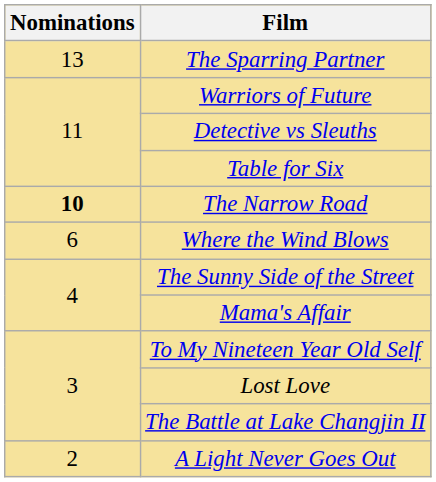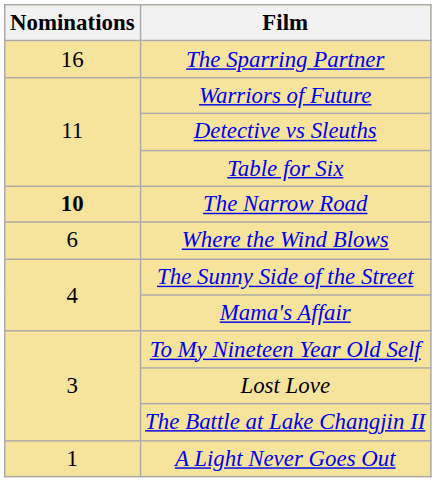(72, 58) 13 -> (72, 58) 16
(72, 458) 2 -> (72, 458) 1
